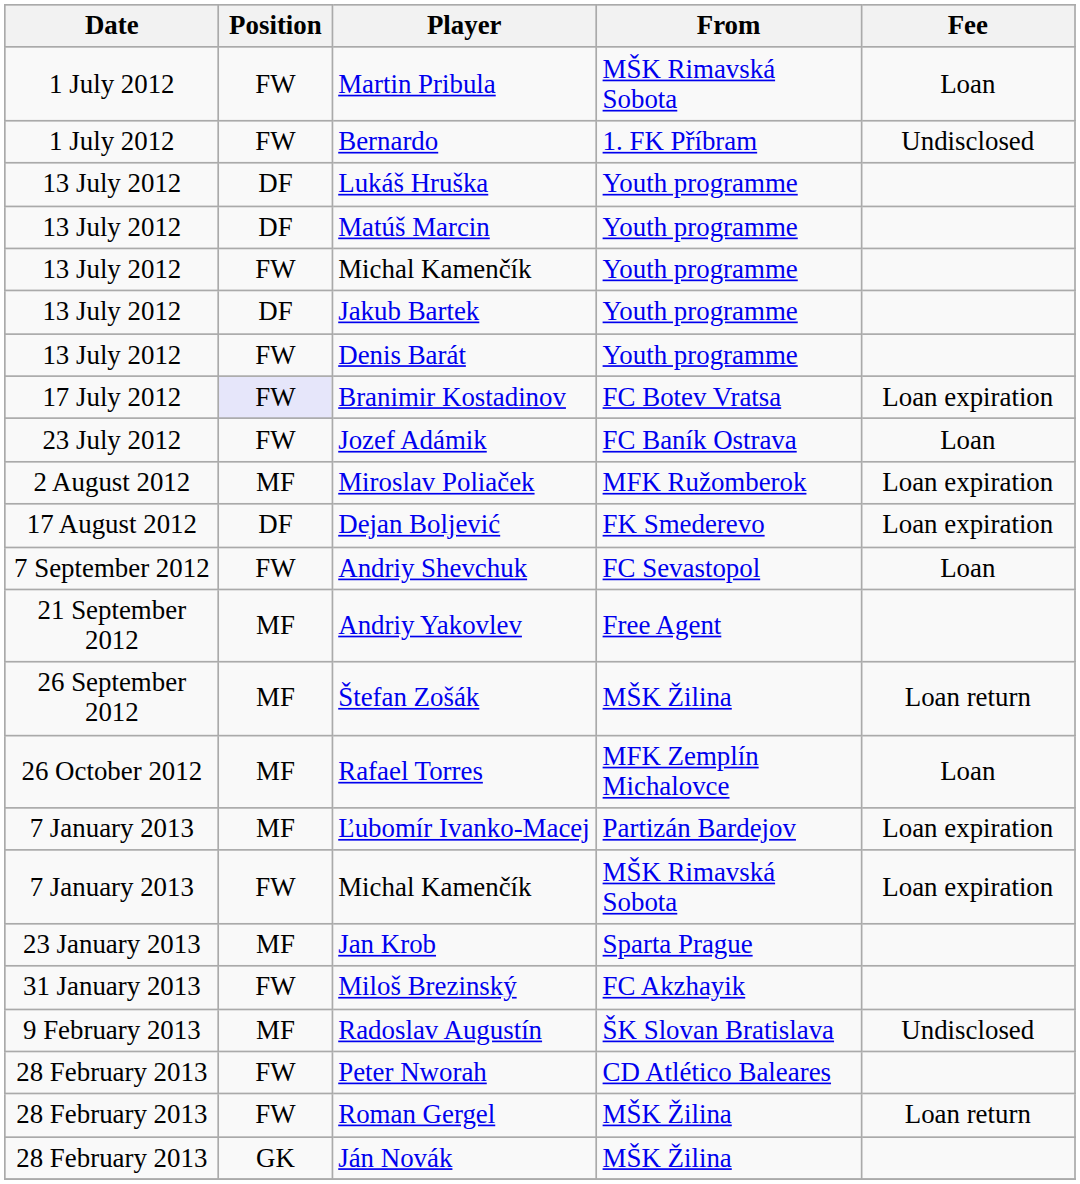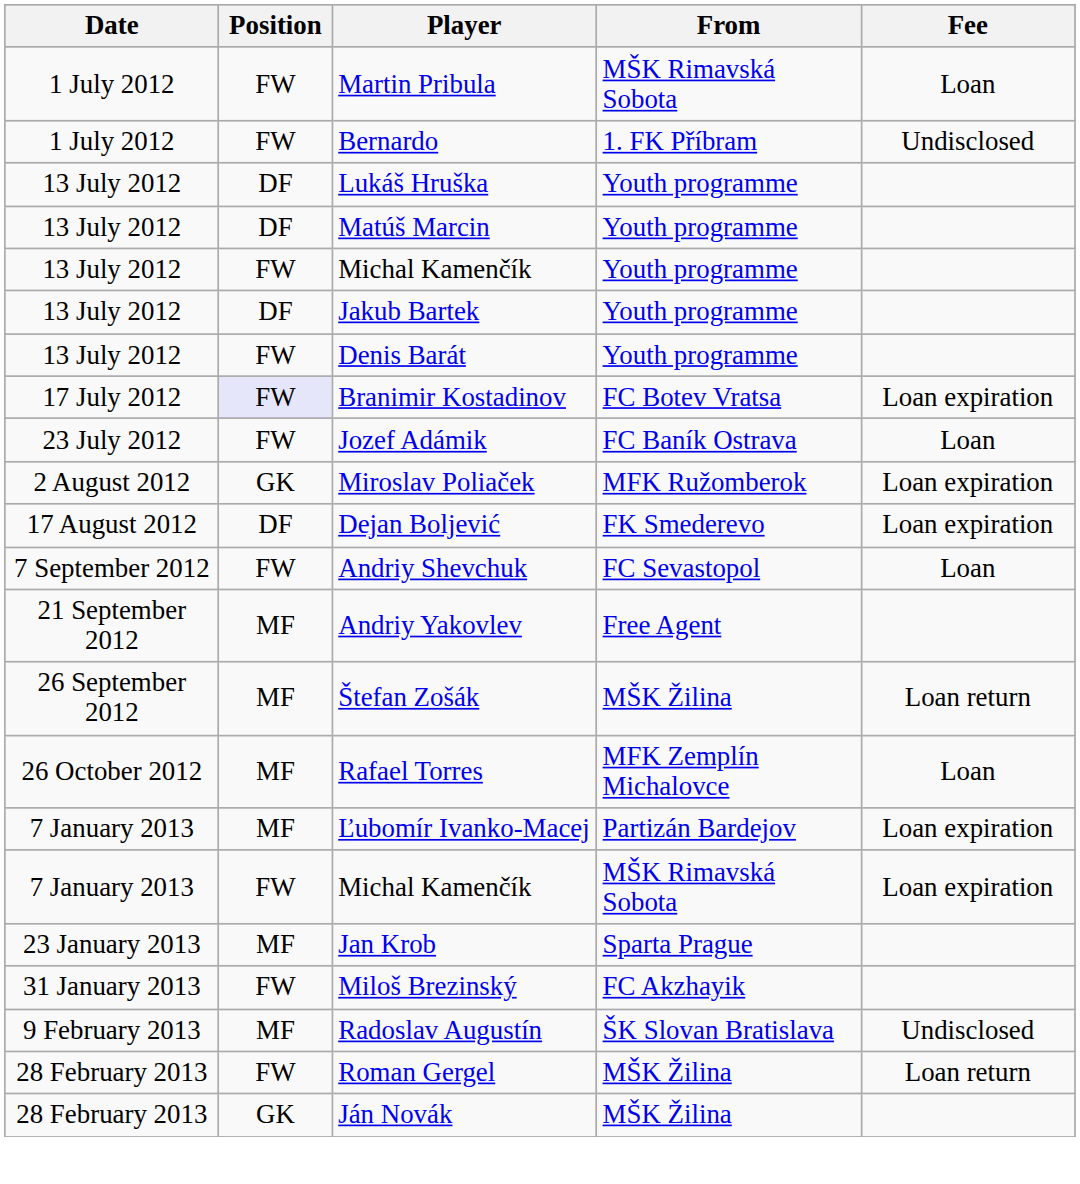(275, 482) MF -> (275, 482) GK
- row: (412, 1072)
